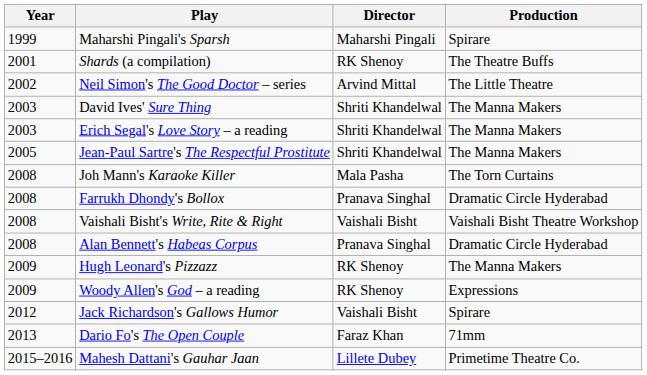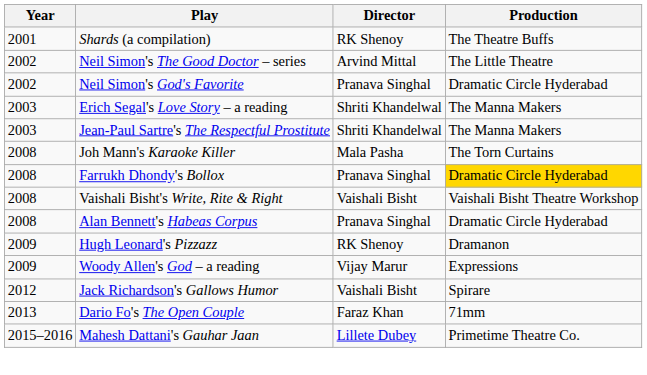- row: (155, 38)
+ row: (161, 84)
- row: (145, 107)
(22, 152) 2005 -> (22, 130) 2003
(528, 198) no background -> (528, 175) gold background
(505, 267) The Manna Makers -> (479, 244) Dramanon
(370, 289) RK Shenoy -> (372, 267) Vijay Marur
